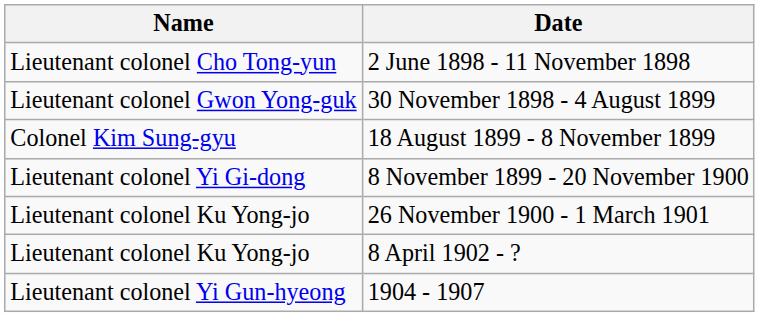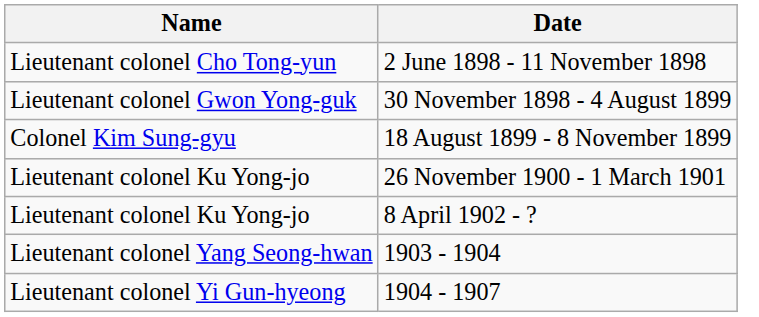- row: (558, 176)
+ row: (442, 253)
